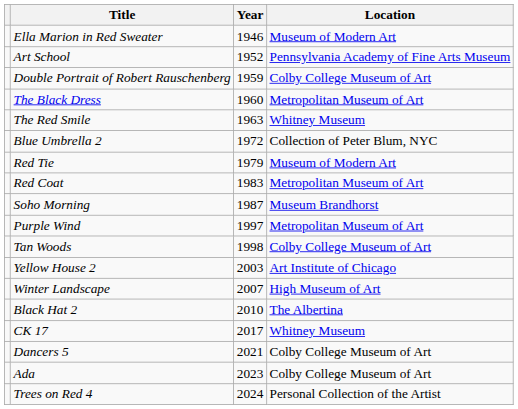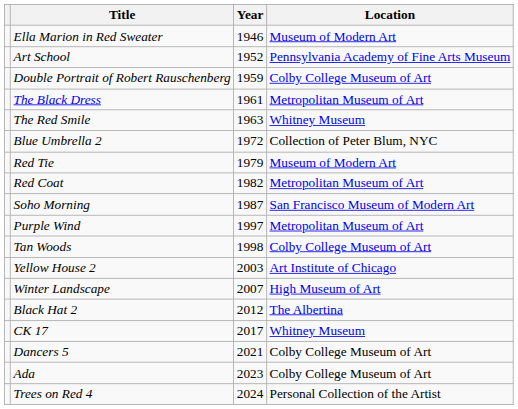(250, 99) 1960 -> (250, 99) 1961
(250, 183) 1983 -> (250, 183) 1982
(324, 204) Museum Brandhorst -> (372, 204) San Francisco Museum of Modern Art
(250, 309) 2010 -> (250, 309) 2012
